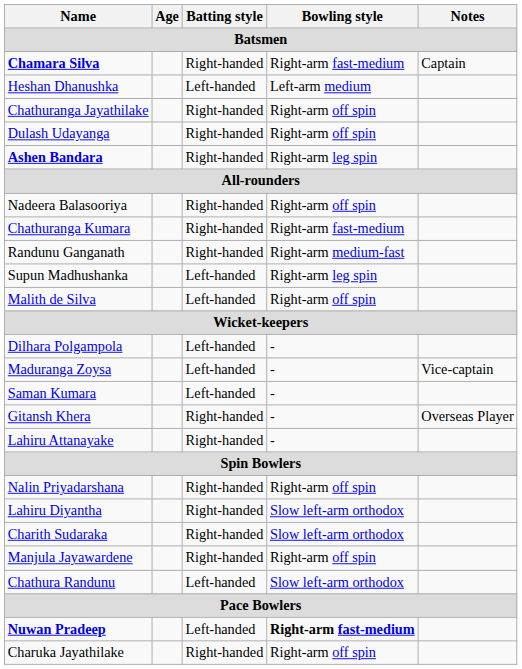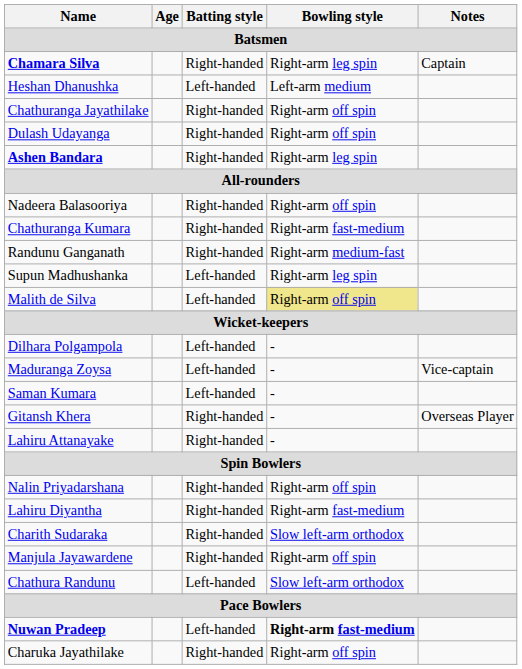(337, 63) Right-arm fast-medium -> (323, 63) Right-arm leg spin
(323, 299) no background -> (323, 299) khaki background
(337, 511) Slow left-arm orthodox -> (337, 511) Right-arm fast-medium
